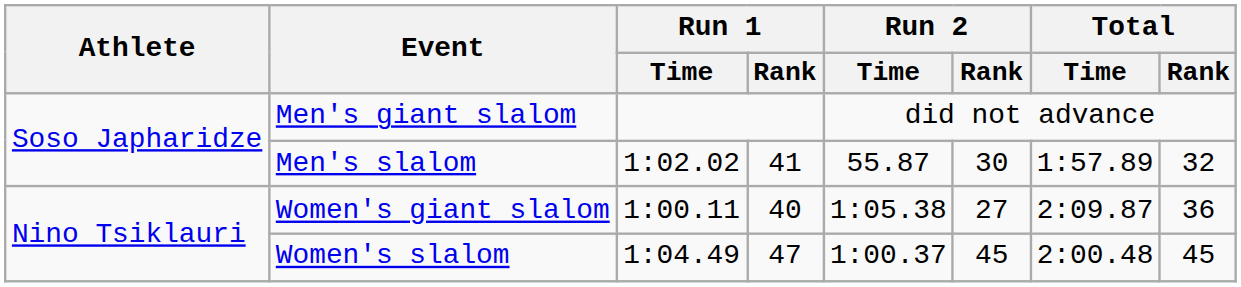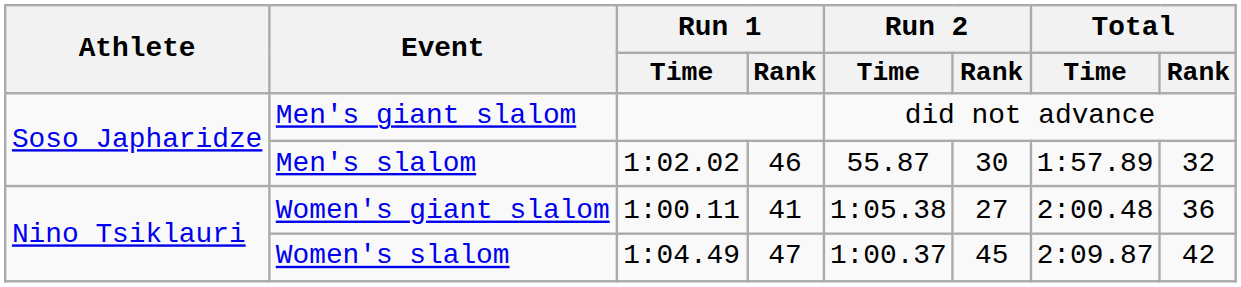(785, 163) 41 -> (785, 163) 46
(785, 210) 40 -> (785, 210) 41
(1095, 210) 2:09.87 -> (1095, 210) 2:00.48
(1095, 257) 2:00.48 -> (1095, 257) 2:09.87
(1198, 257) 45 -> (1198, 257) 42
